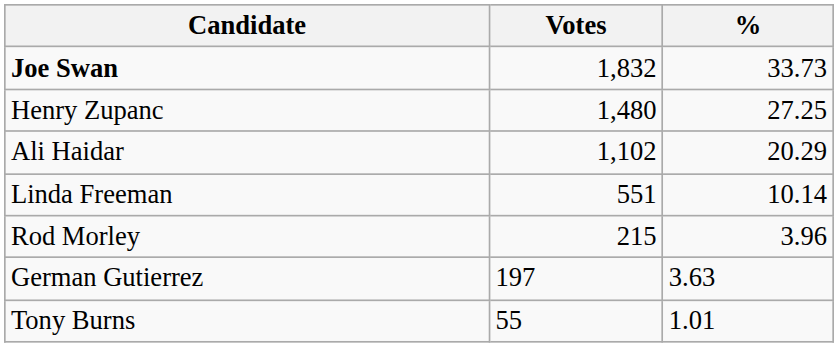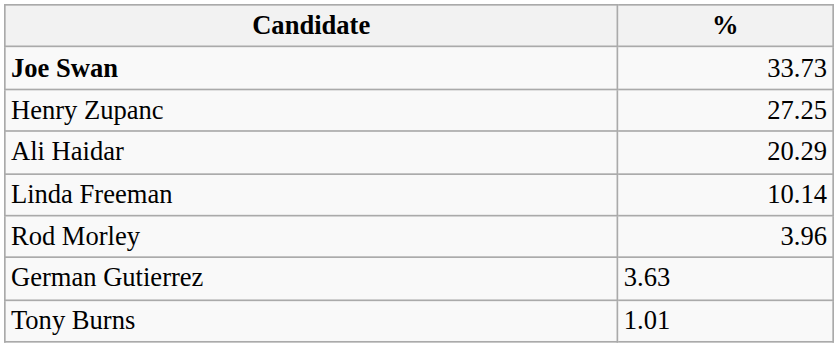- column: (576, 25)
